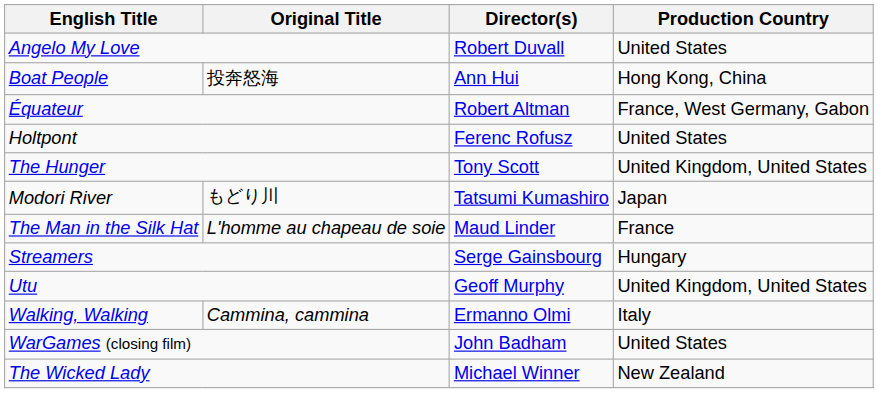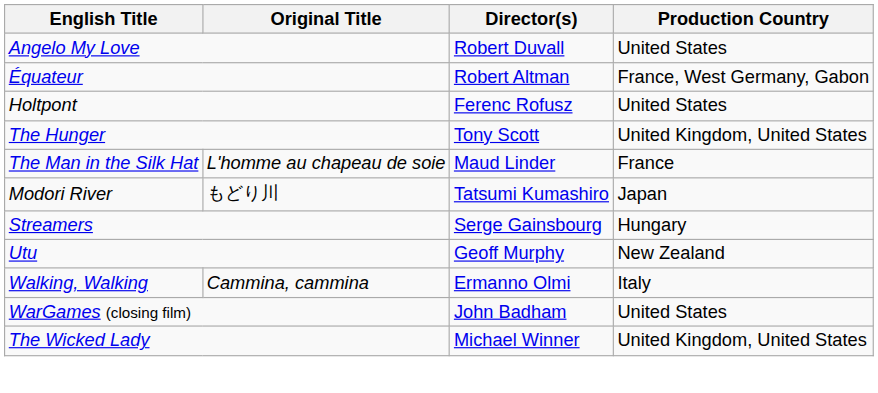- row: (58, 78)
rows swapped: (104, 228) <-> (60, 197)
(742, 286) United Kingdom, United States -> (671, 253) New Zealand
(671, 372) New Zealand -> (742, 340) United Kingdom, United States
